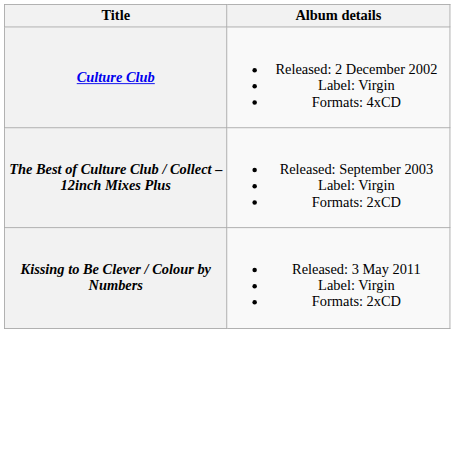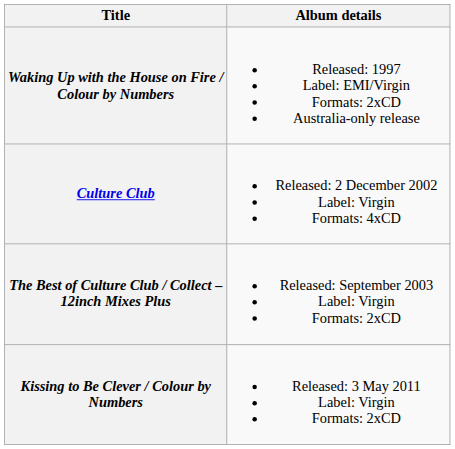+ row: (116, 85)
